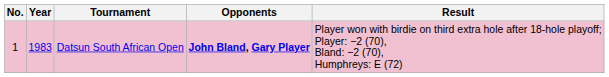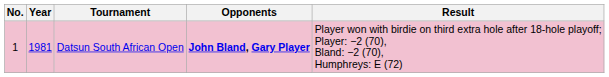(40, 47) 1983 -> (40, 47) 1981
